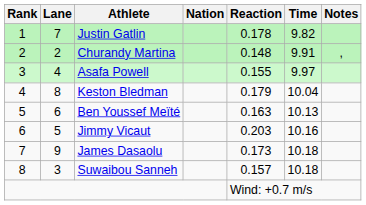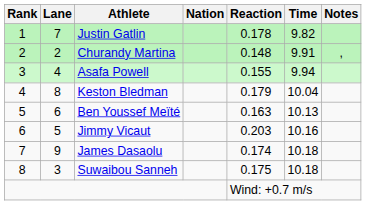(303, 72) 9.97 -> (303, 72) 9.94
(256, 151) 0.173 -> (256, 151) 0.174
(256, 170) 0.157 -> (256, 170) 0.175
